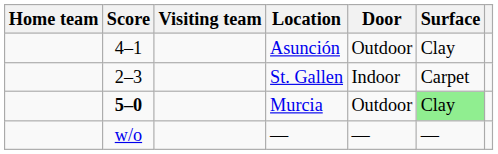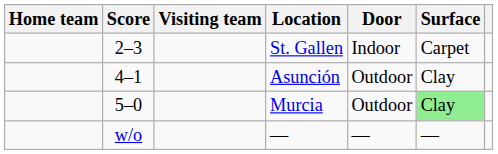rows swapped: (305, 47) <-> (307, 76)
(128, 105) bold -> (128, 105) normal
